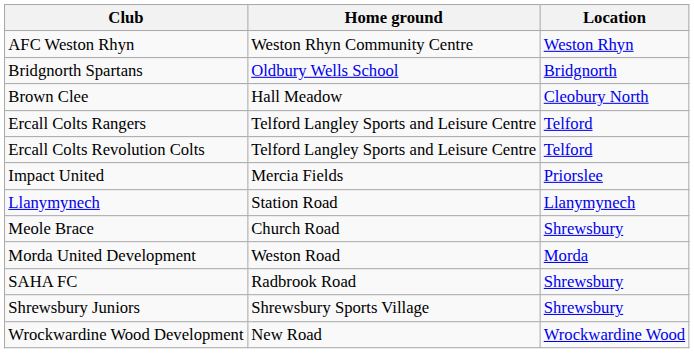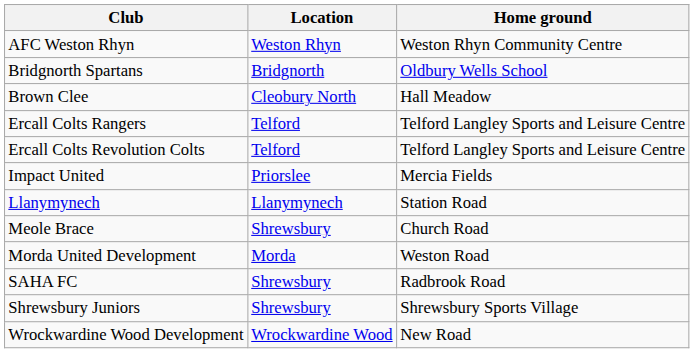columns swapped: (614, 17) <-> (394, 17)
